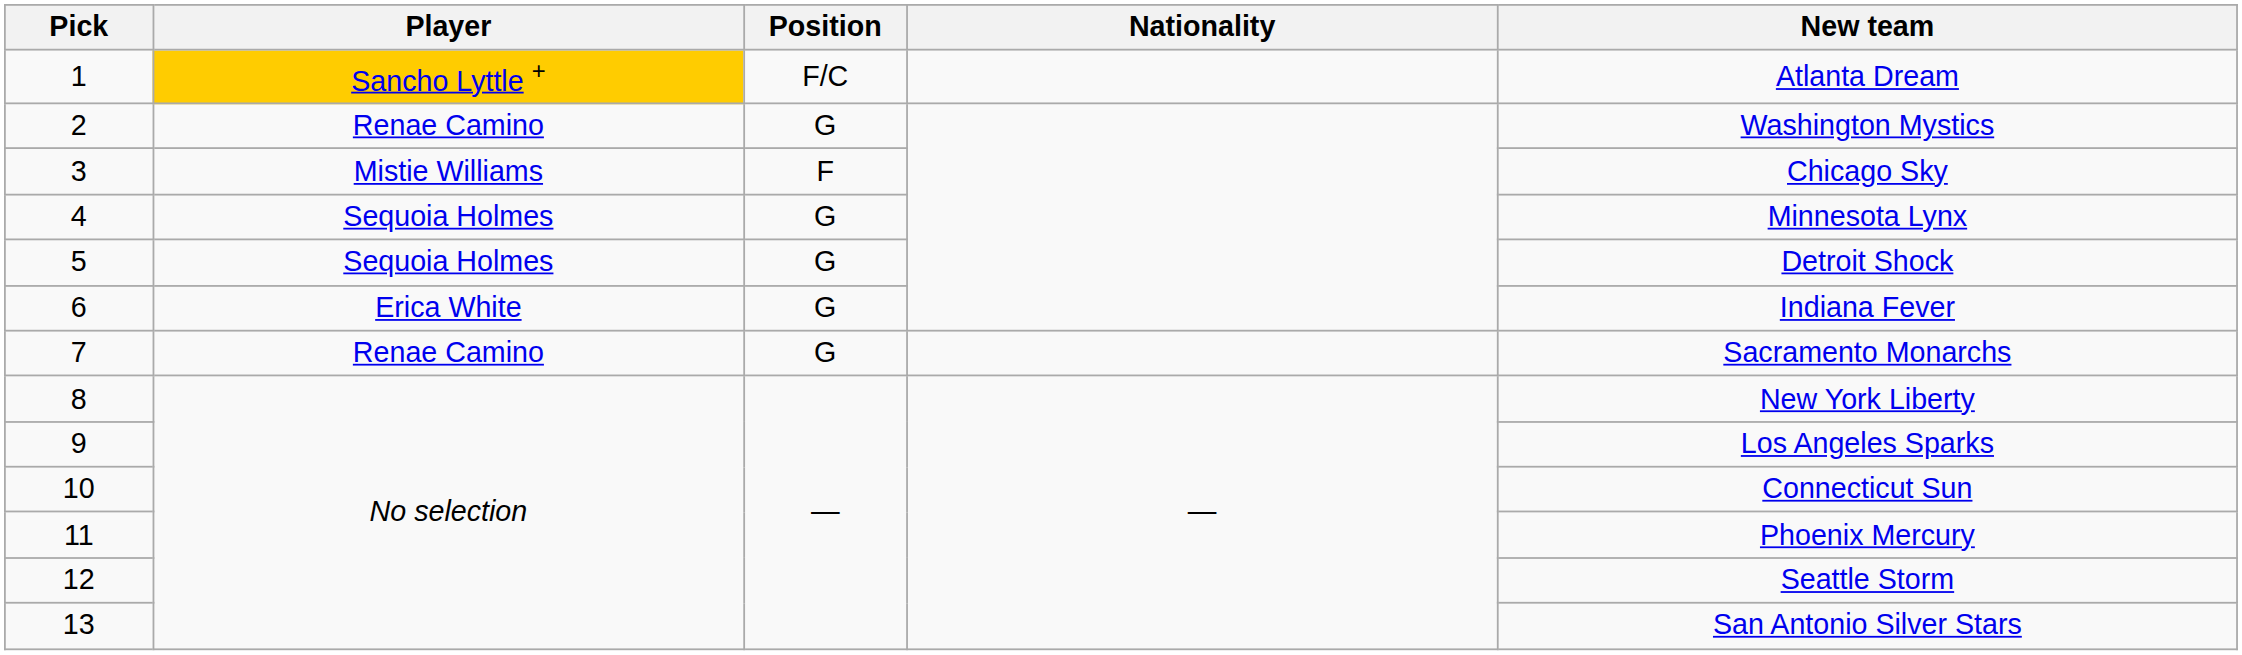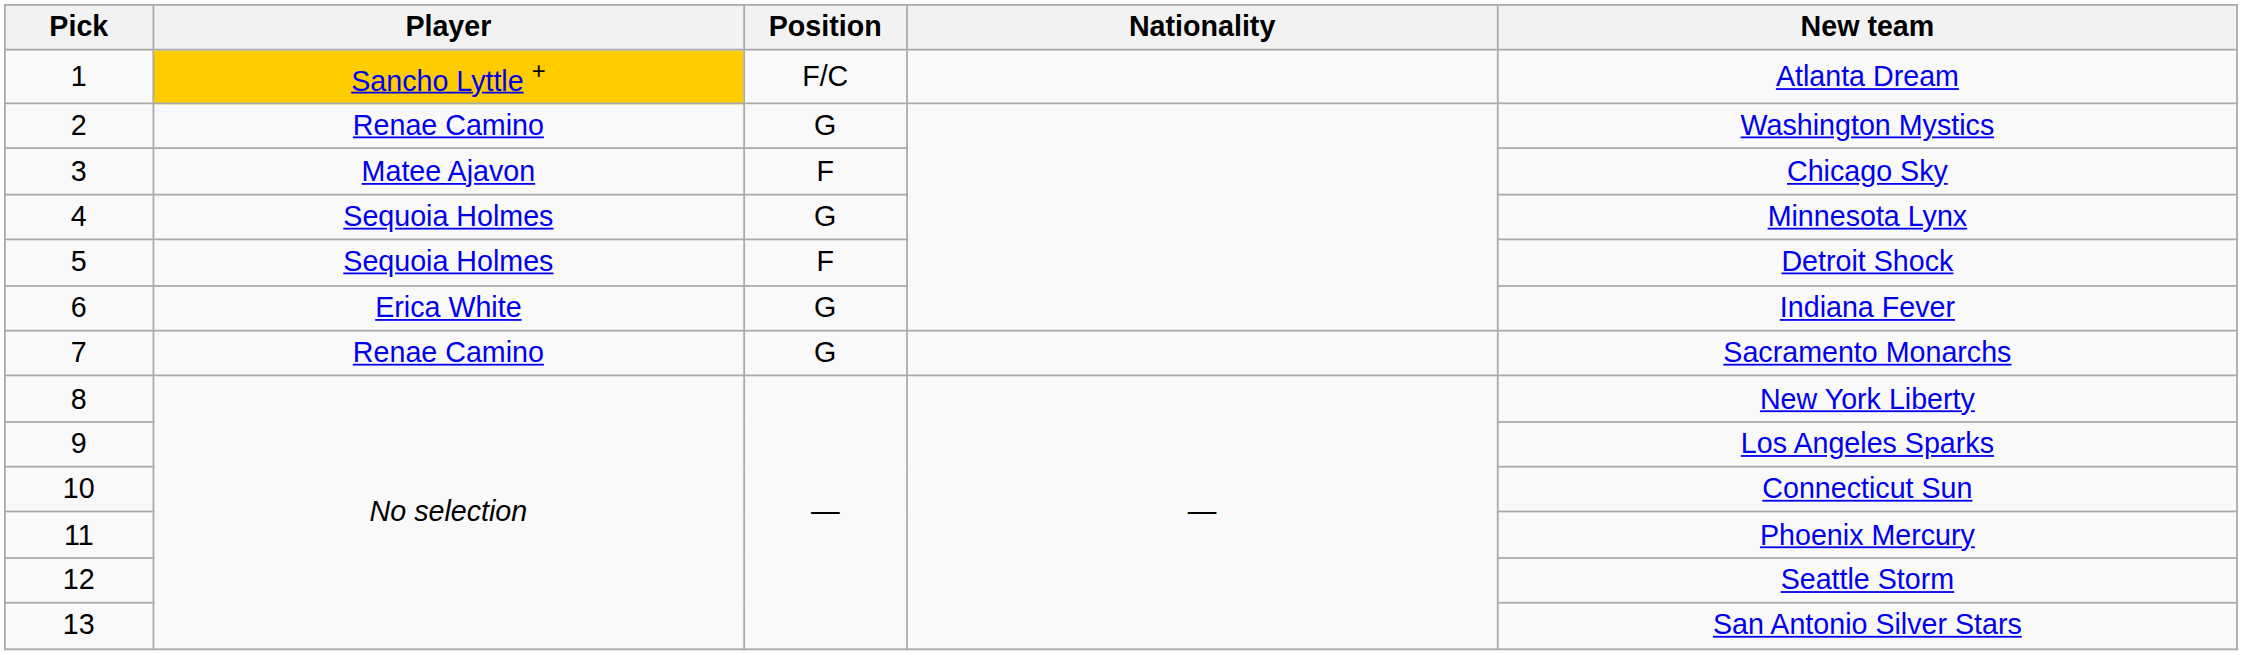(448, 171) Mistie Williams -> (448, 171) Matee Ajavon
(825, 262) G -> (825, 262) F
